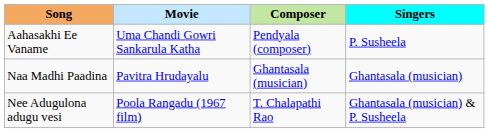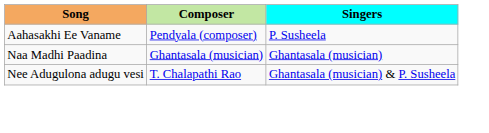- column: (182, 14)
